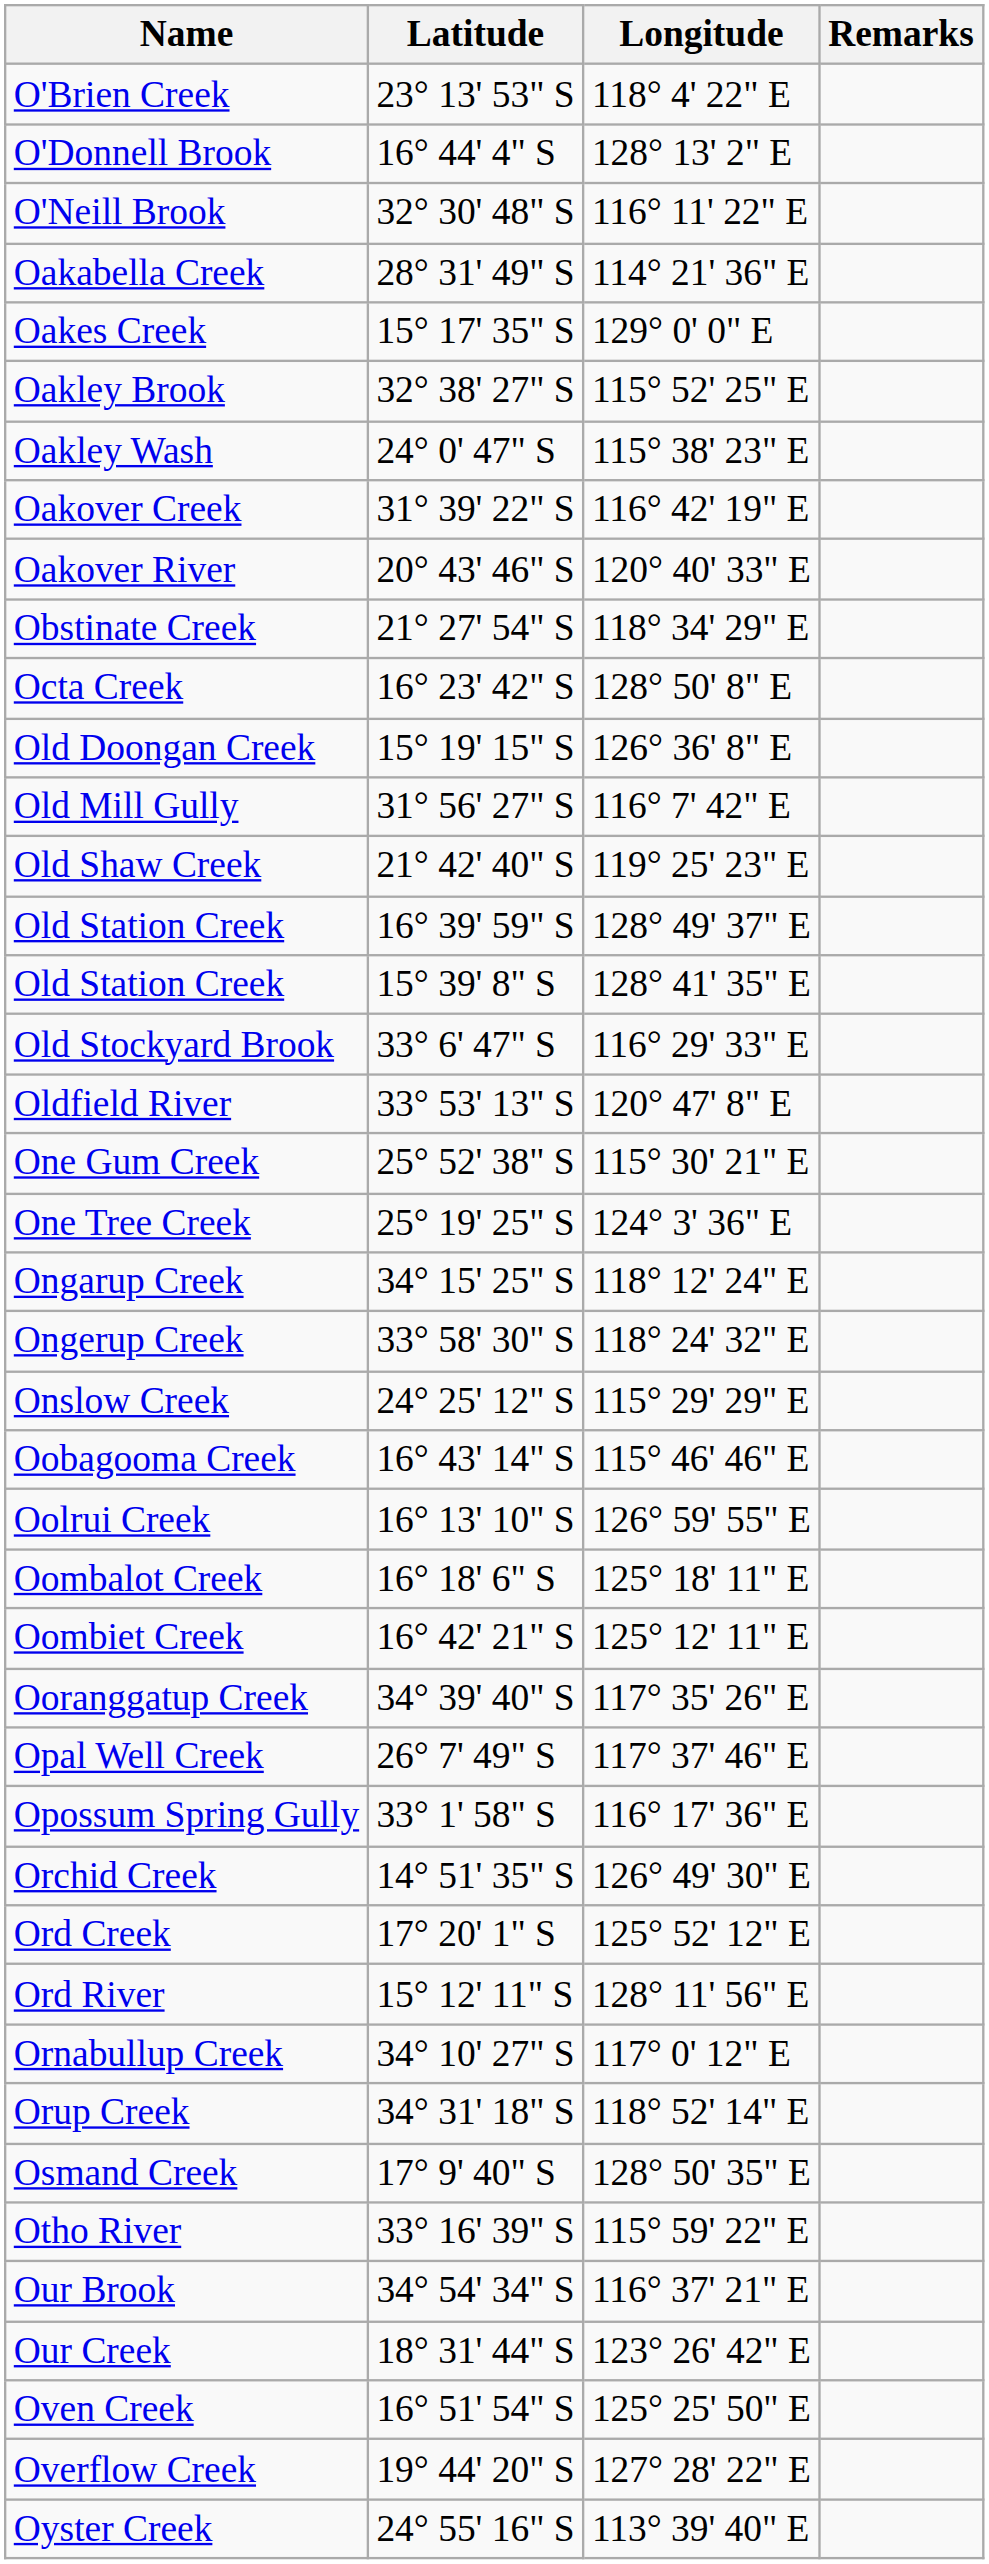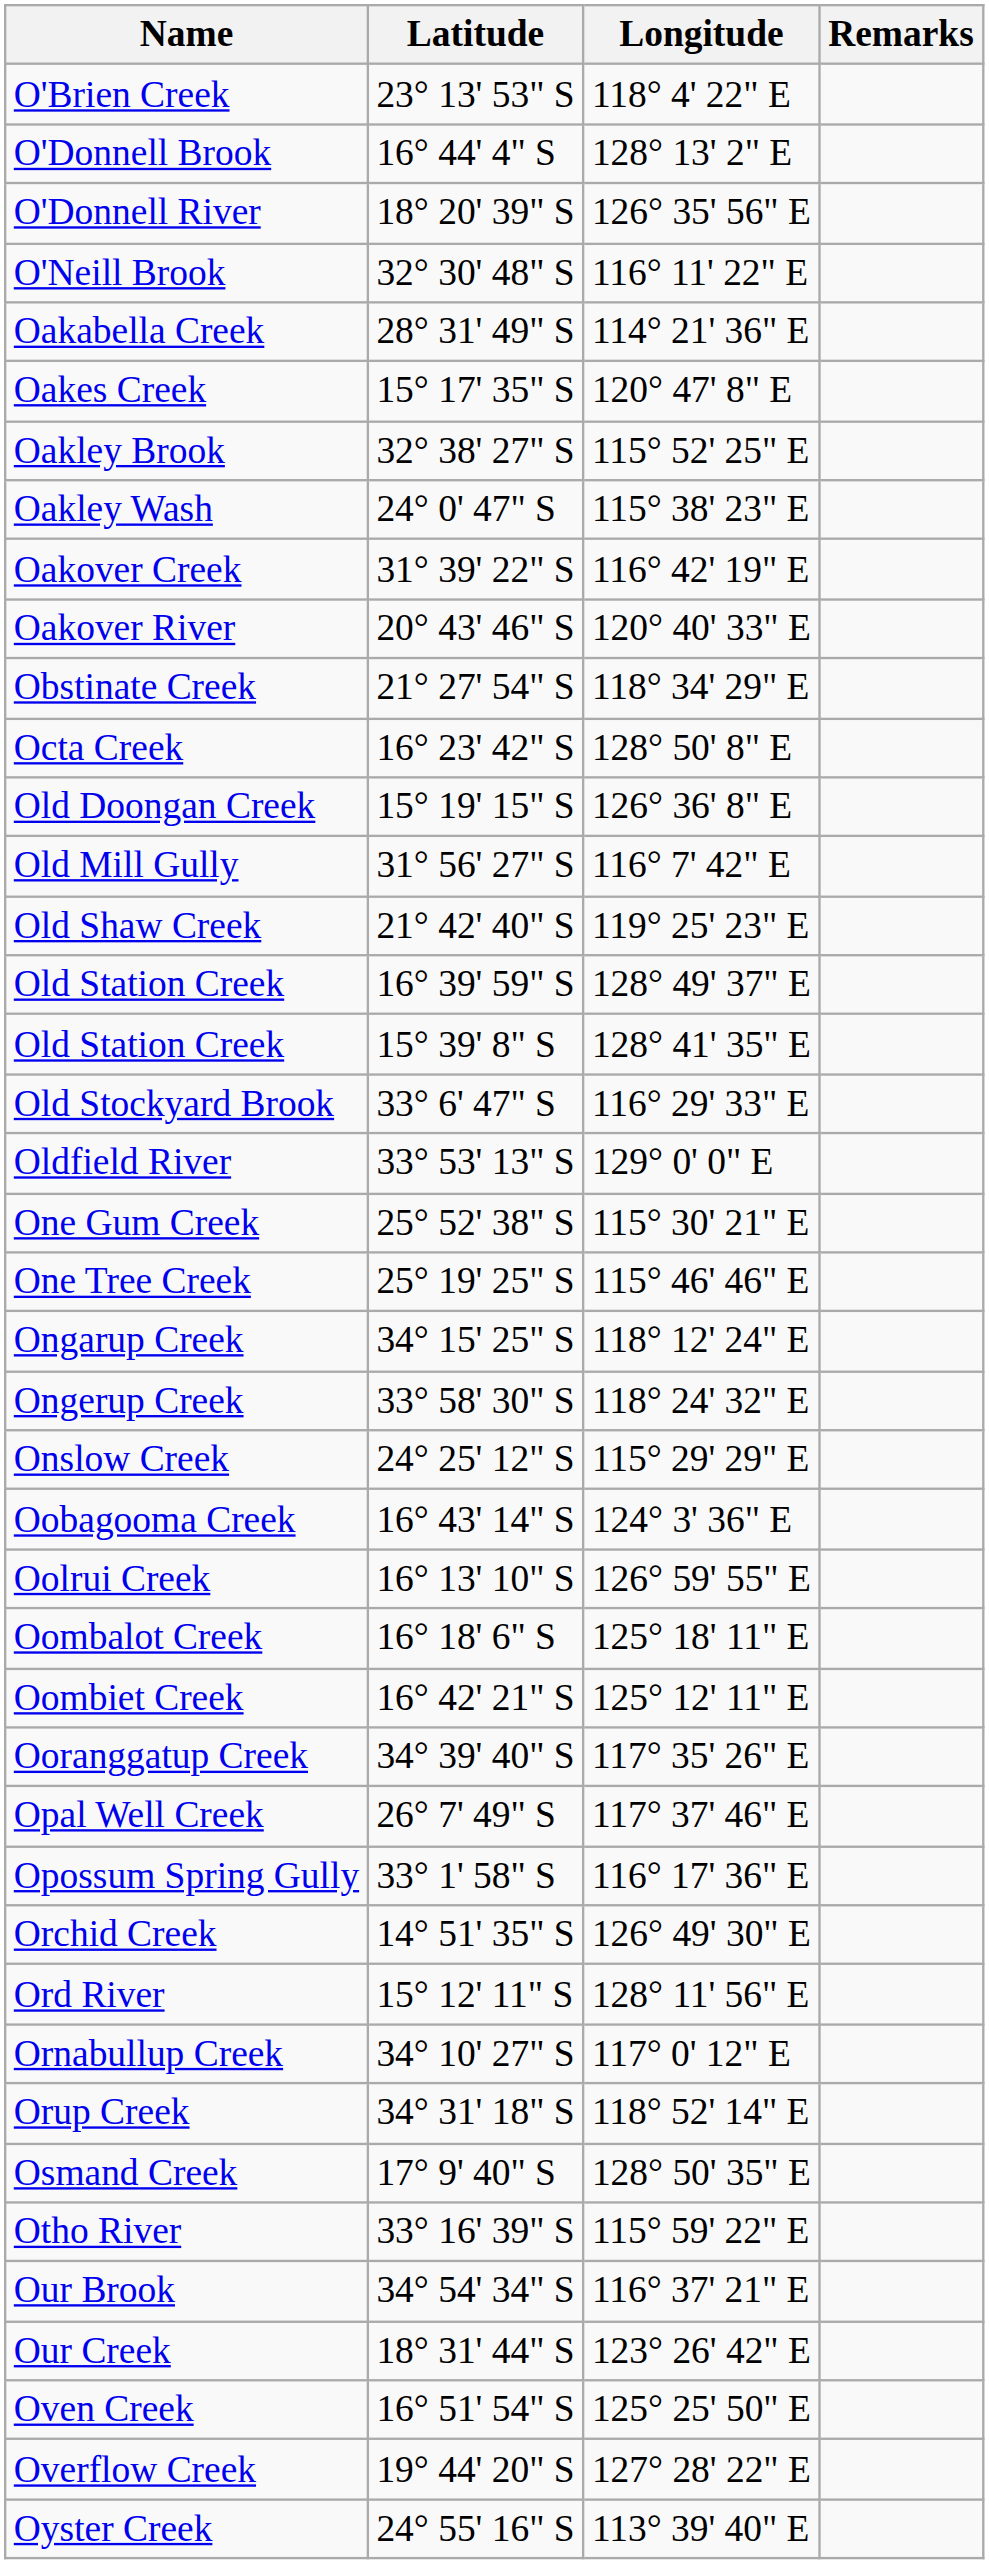+ row: (137, 212)
(683, 331) 129° 0' 0" E -> (692, 390) 120° 47' 8" E
(692, 1102) 120° 47' 8" E -> (683, 1162) 129° 0' 0" E
(692, 1221) 124° 3' 36" E -> (701, 1281) 115° 46' 46" E
(701, 1459) 115° 46' 46" E -> (692, 1518) 124° 3' 36" E
- row: (92, 1934)
